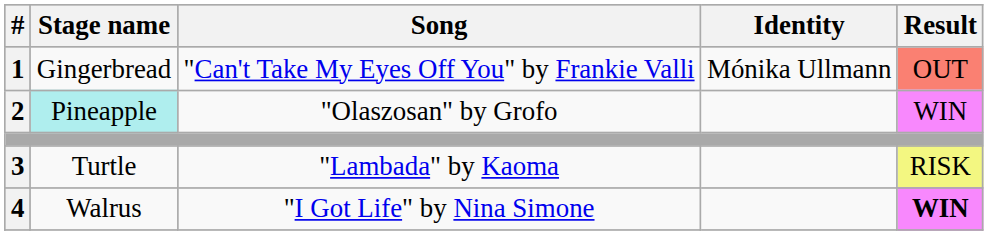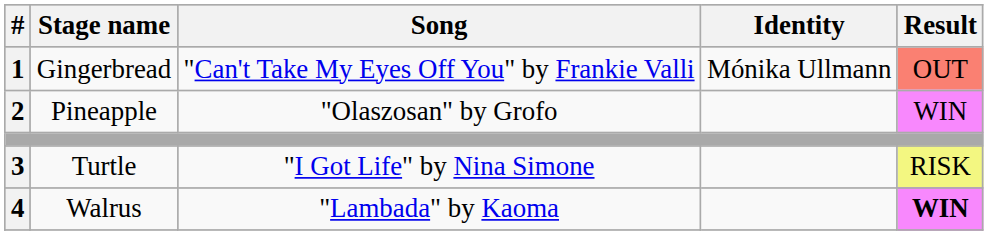(104, 111) paleturquoise background -> (104, 111) no background
(439, 166) "Lambada" by Kaoma -> (439, 166) "I Got Life" by Nina Simone
(439, 208) "I Got Life" by Nina Simone -> (439, 208) "Lambada" by Kaoma
